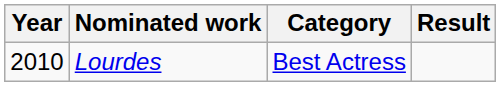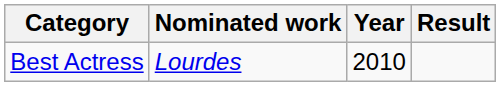columns swapped: (37, 23) <-> (339, 23)
